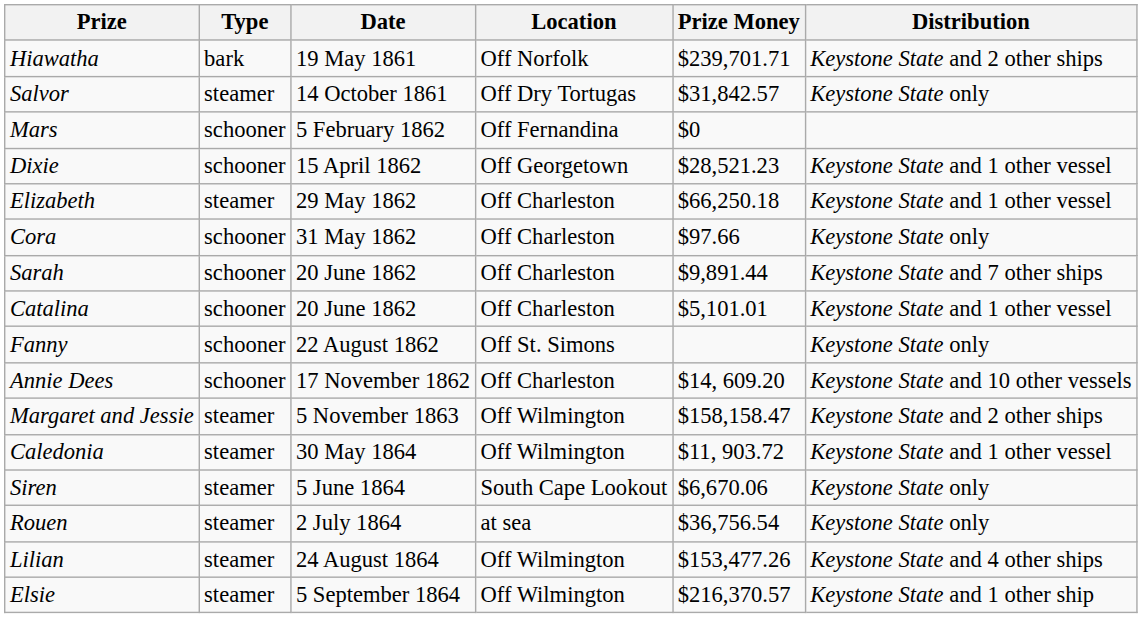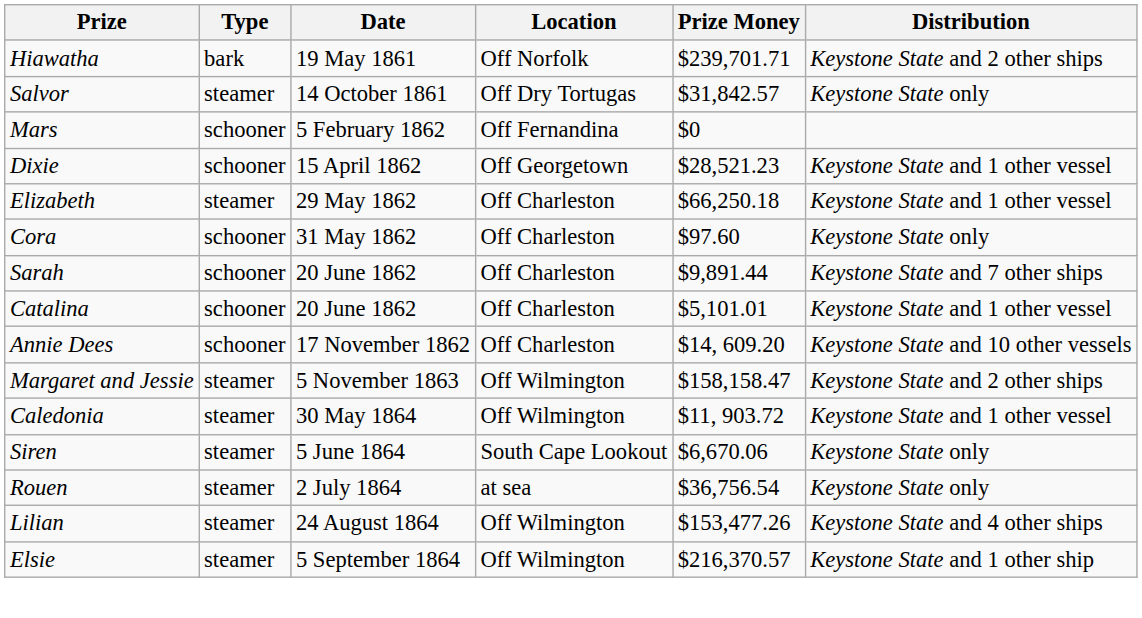(709, 237) $97.66 -> (709, 237) $97.60
- row: (39, 344)
